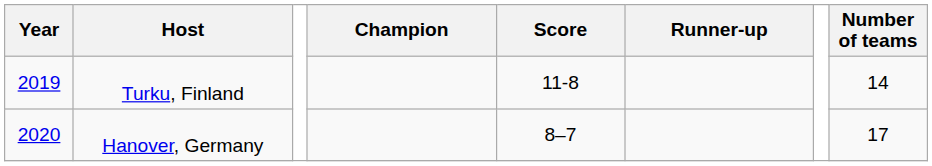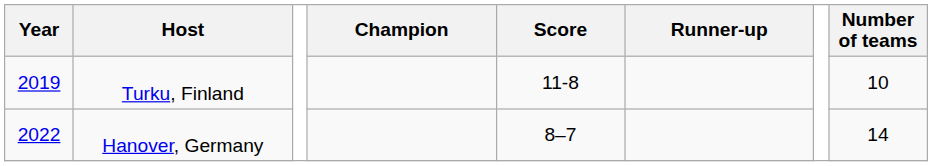(878, 82) 14 -> (878, 82) 10
(39, 134) 2020 -> (39, 134) 2022
(878, 134) 17 -> (878, 134) 14
